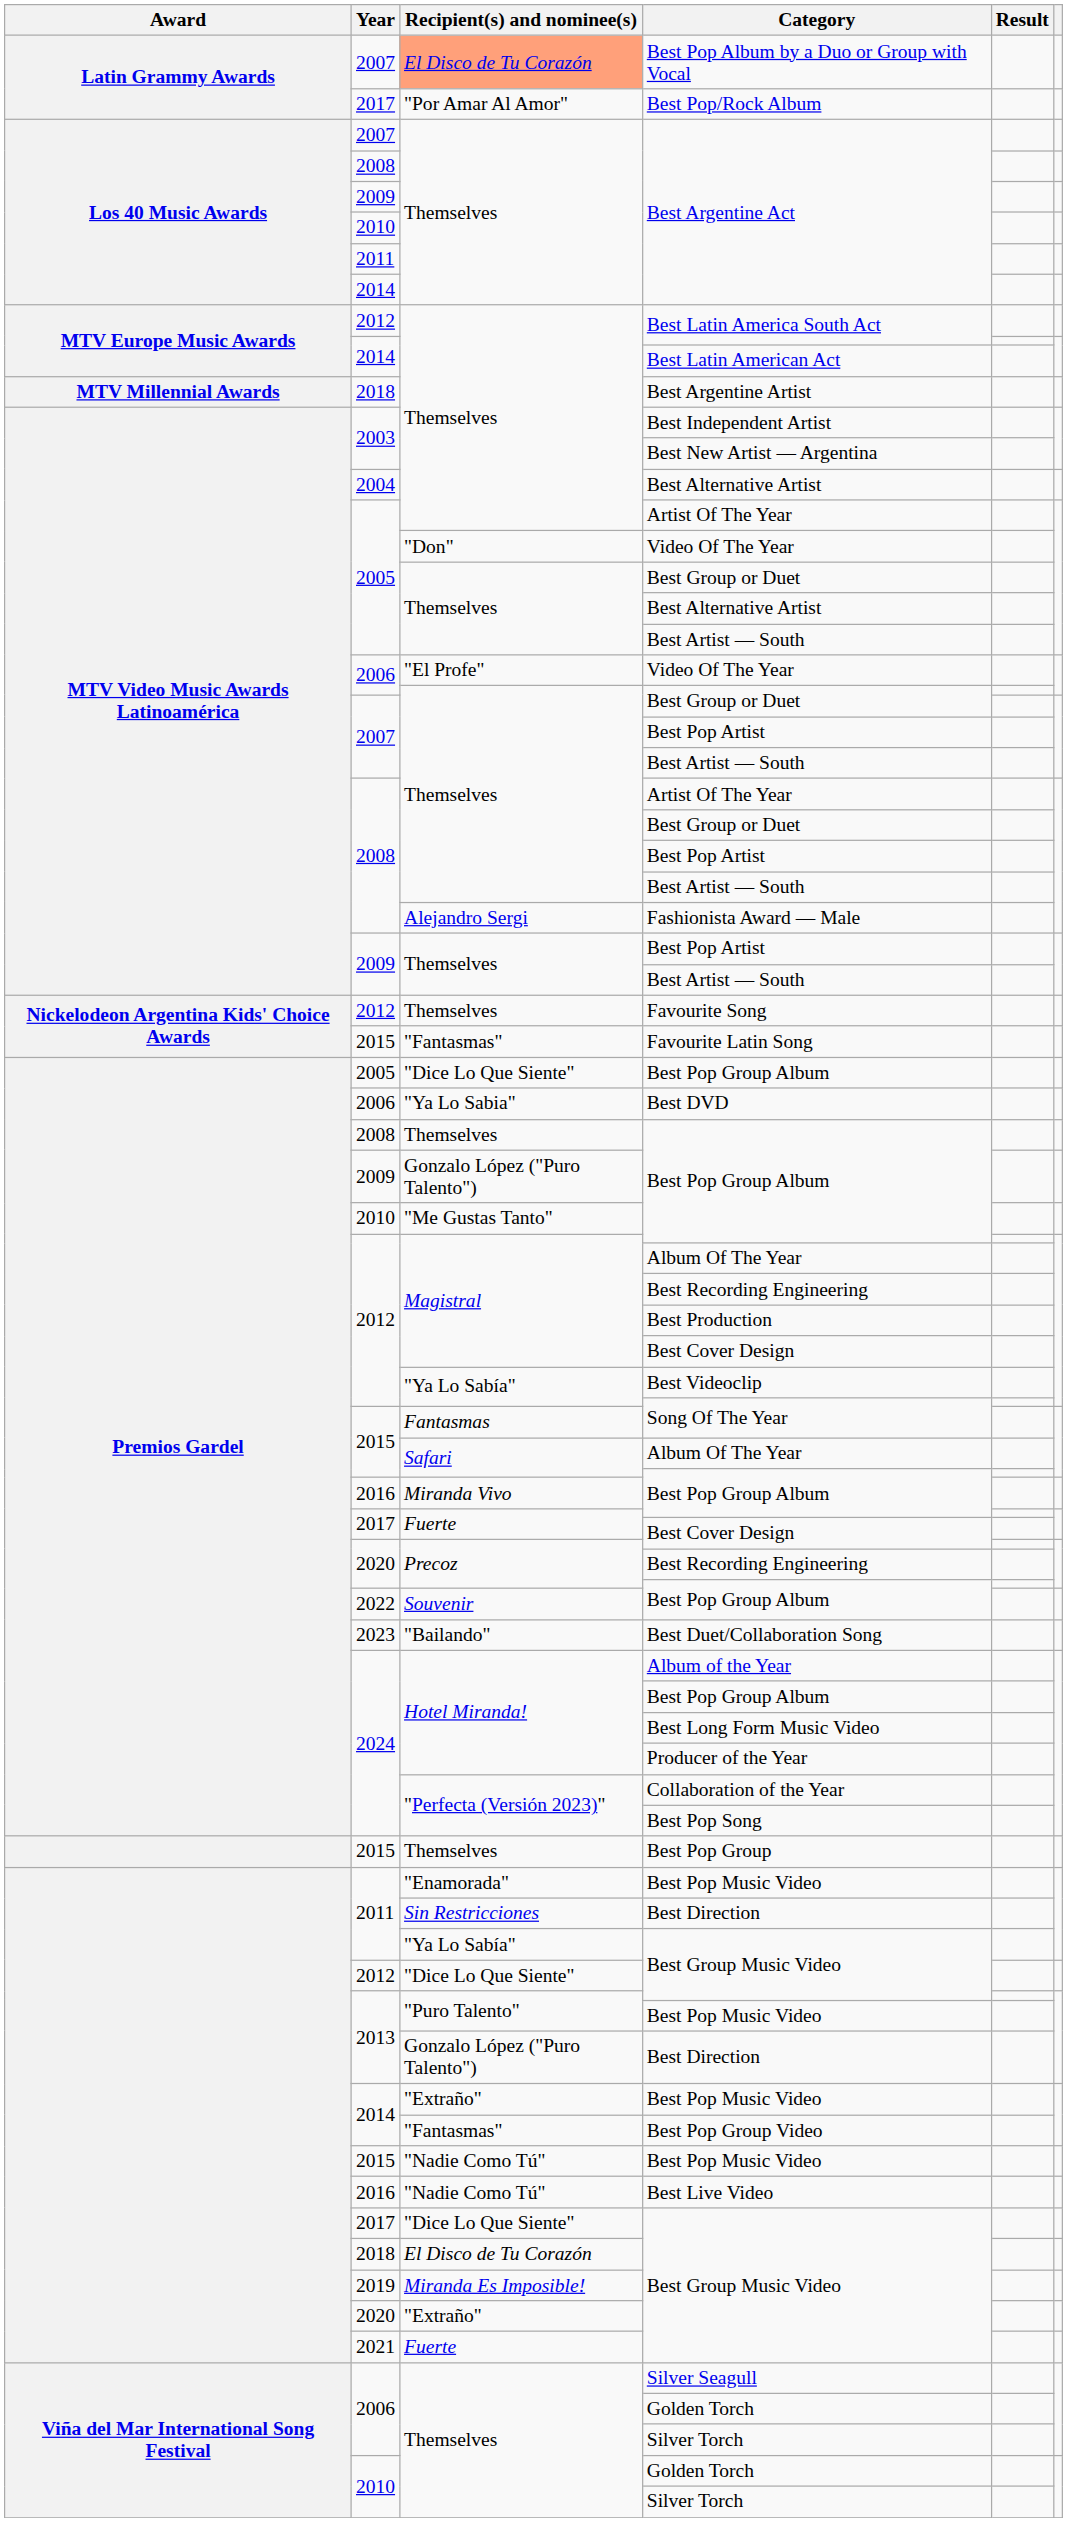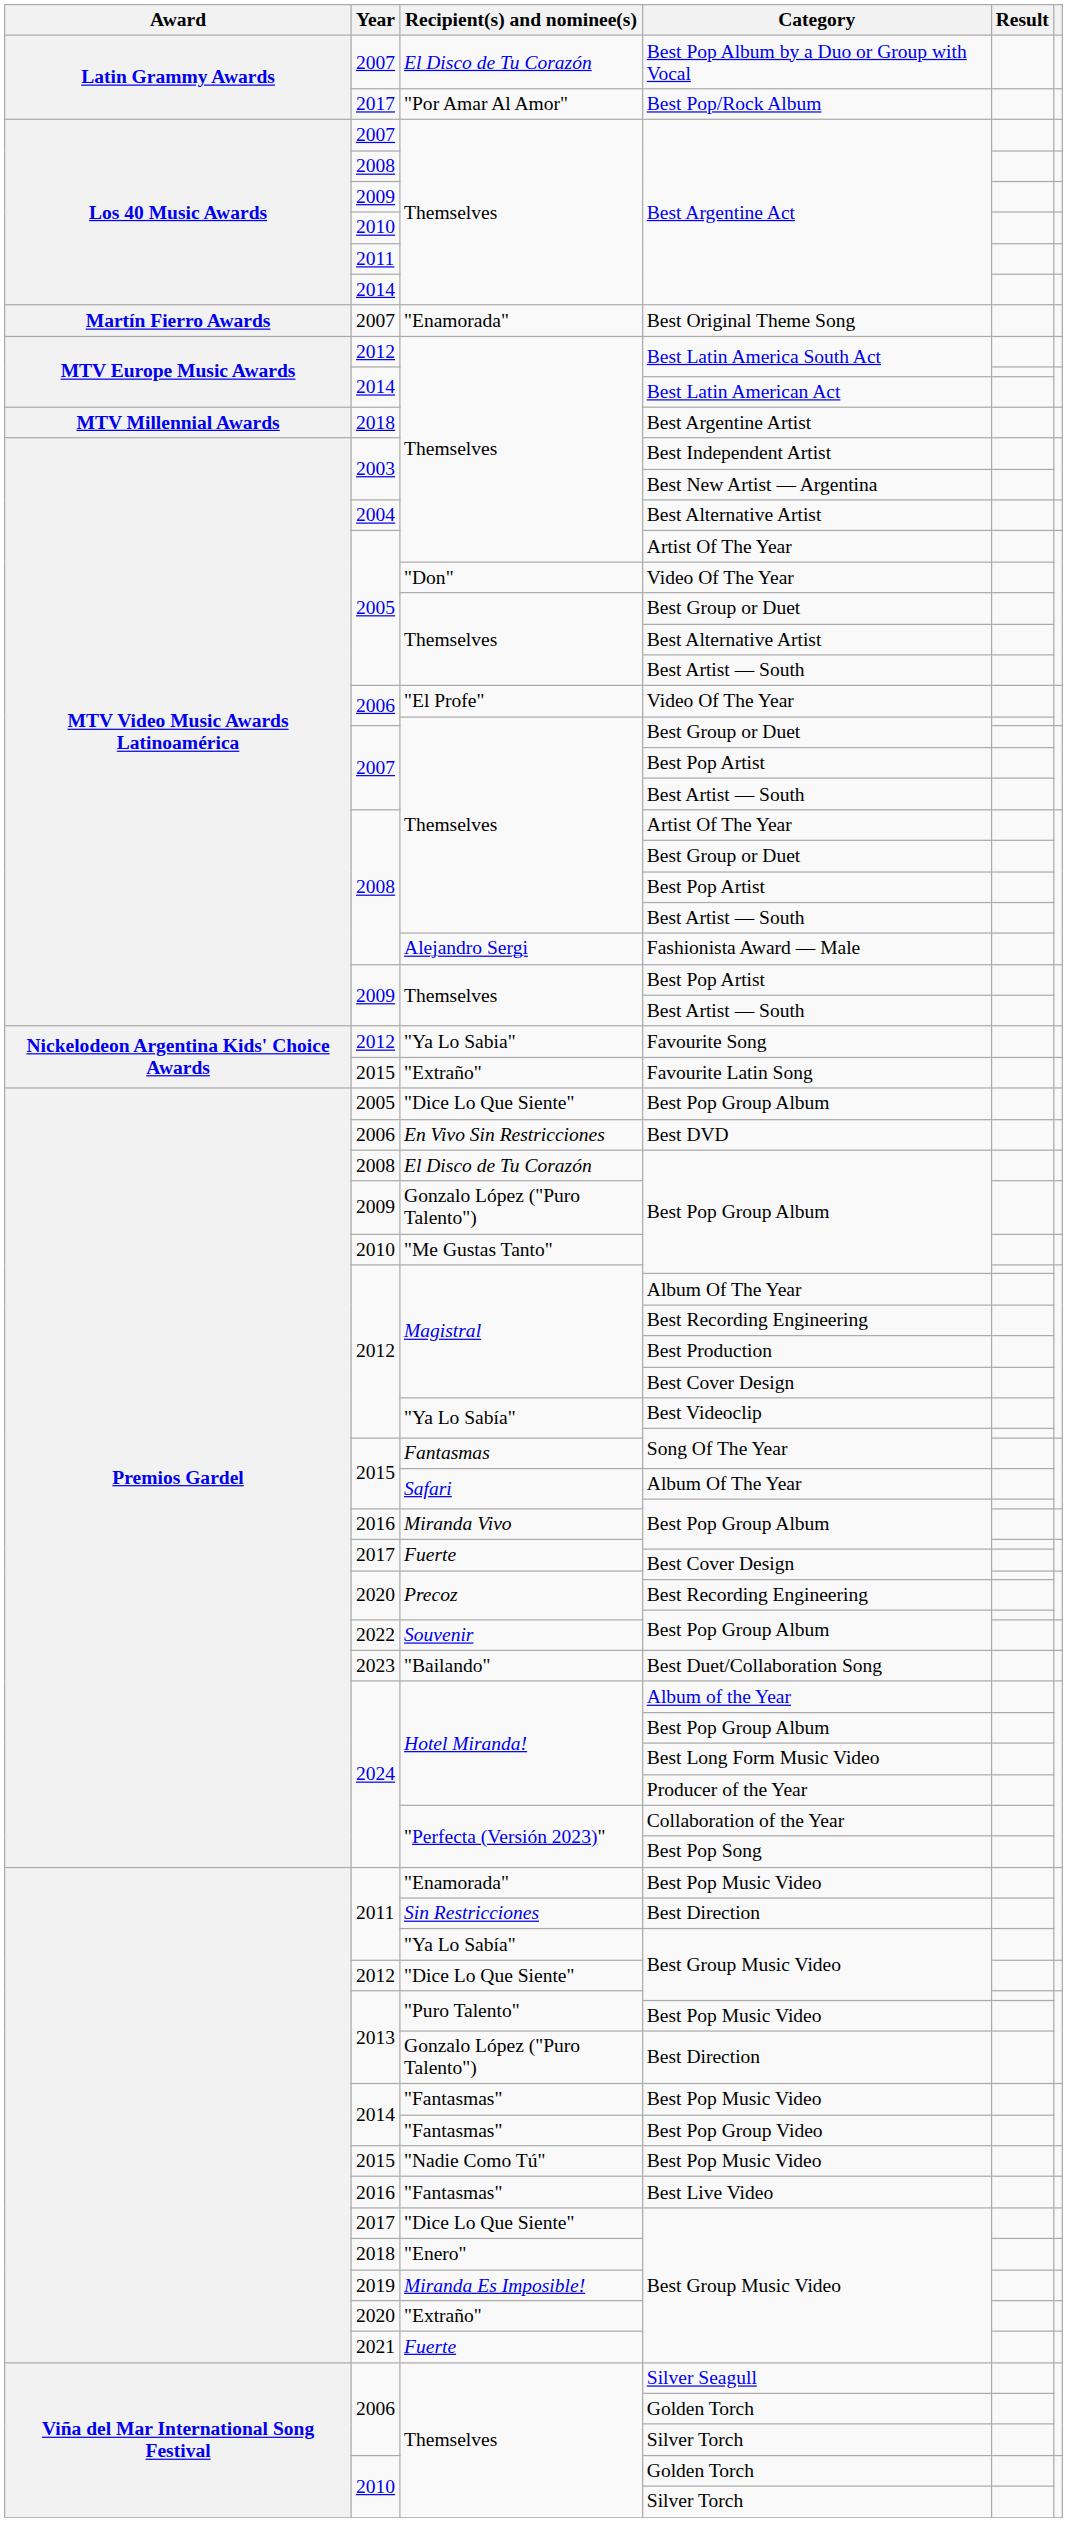(498, 61) lightsalmon background -> (498, 61) no background
+ row: (376, 320)
(451, 1010) Themselves -> (460, 1041) "Ya Lo Sabia"
(453, 1041) "Fantasmas" -> (443, 1072) "Extraño"
(460, 1103) "Ya Lo Sabia" -> (504, 1134) En Vivo Sin Restricciones
(451, 1134) Themselves -> (498, 1165) El Disco de Tu Corazón
- row: (376, 1851)
(443, 2099) "Extraño" -> (453, 2099) "Fantasmas"
(475, 2192) "Nadie Como Tú" -> (453, 2192) "Fantasmas"
(498, 2253) El Disco de Tu Corazón -> (435, 2253) "Enero"
